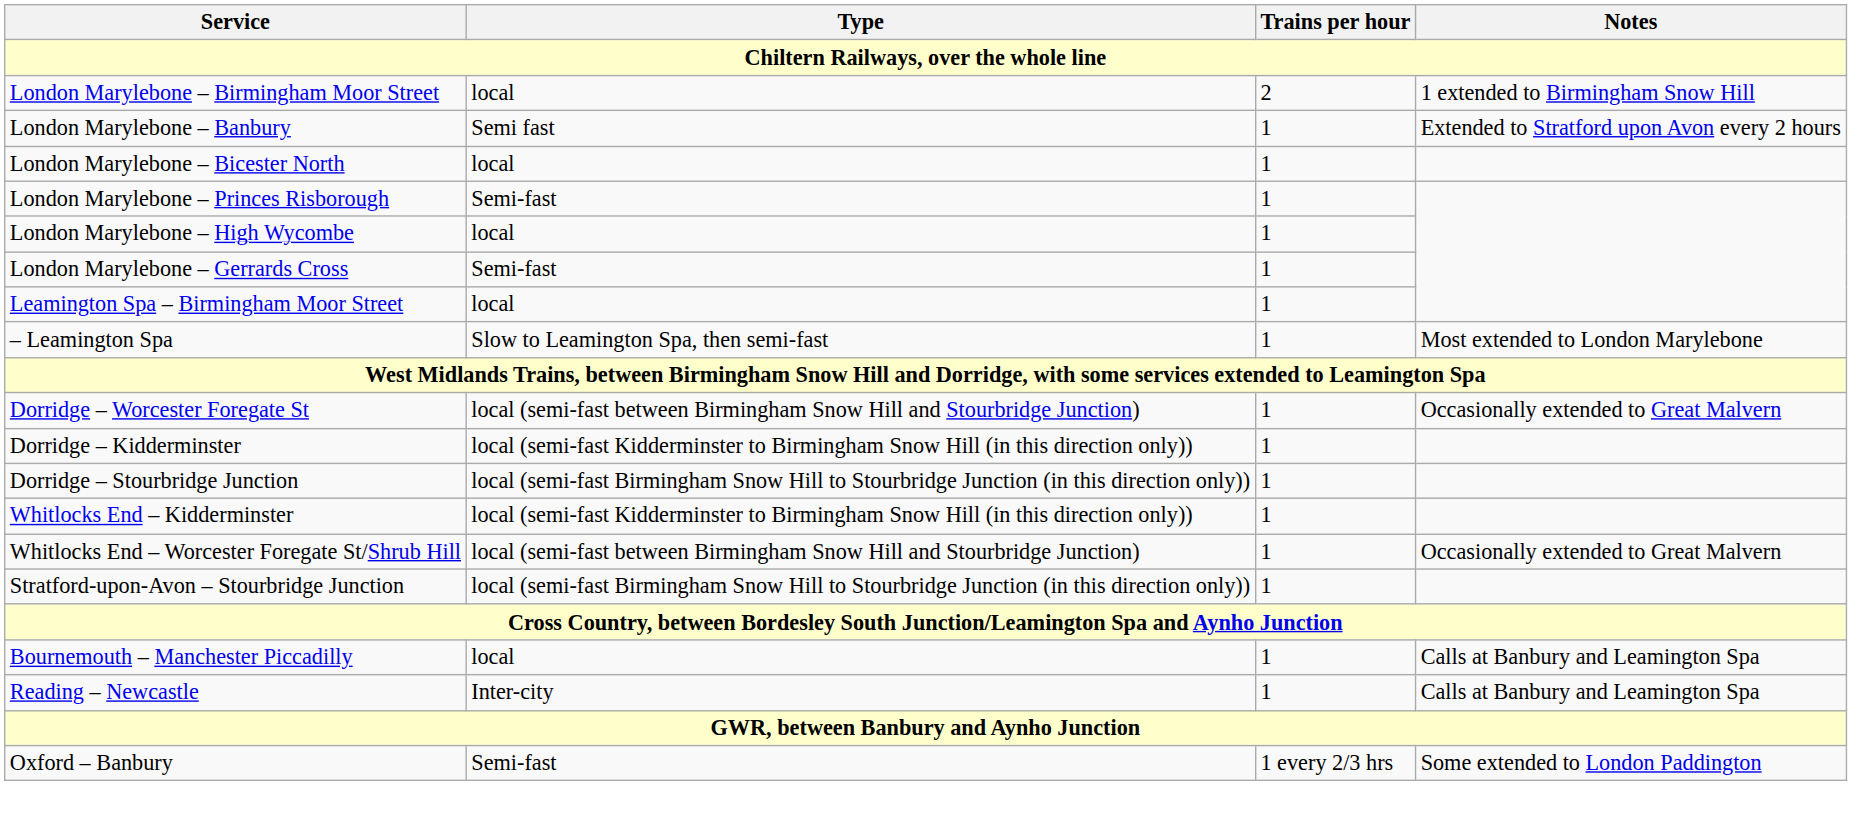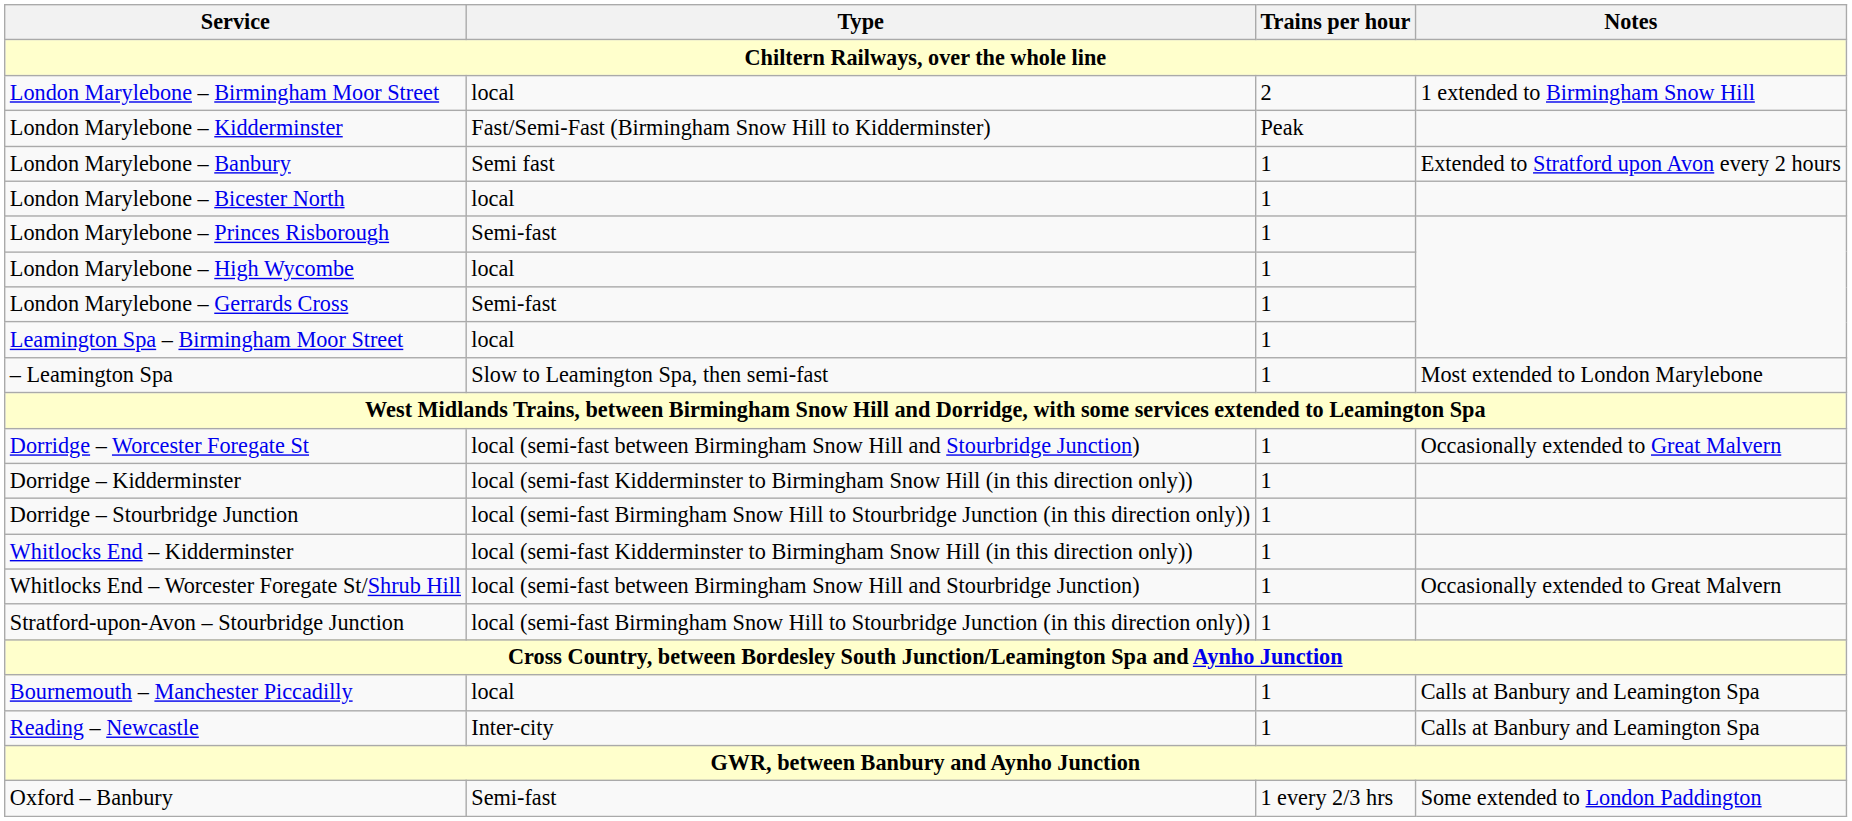+ row: (176, 127)
